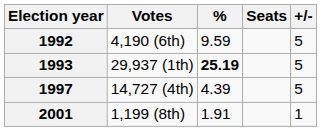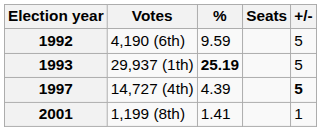(299, 89) normal -> (299, 89) bold
(216, 114) 1.91 -> (216, 114) 1.41
